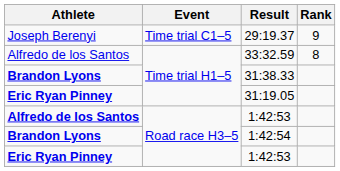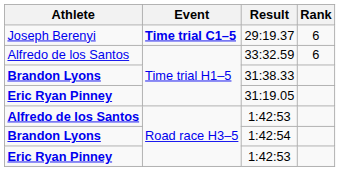(188, 35) normal -> (191, 35) bold
(316, 35) 9 -> (316, 35) 6
(316, 55) 8 -> (316, 55) 6
